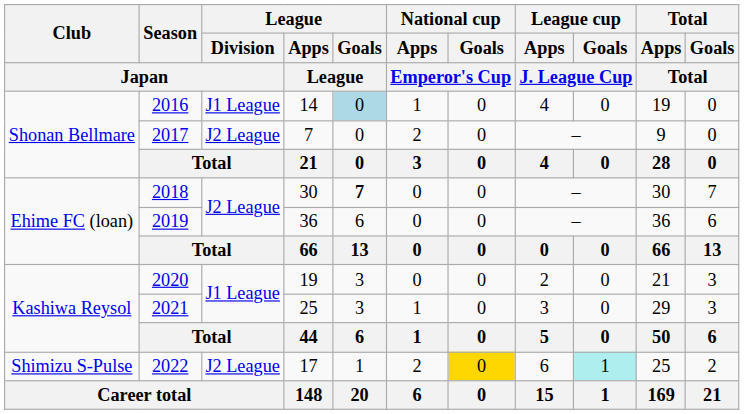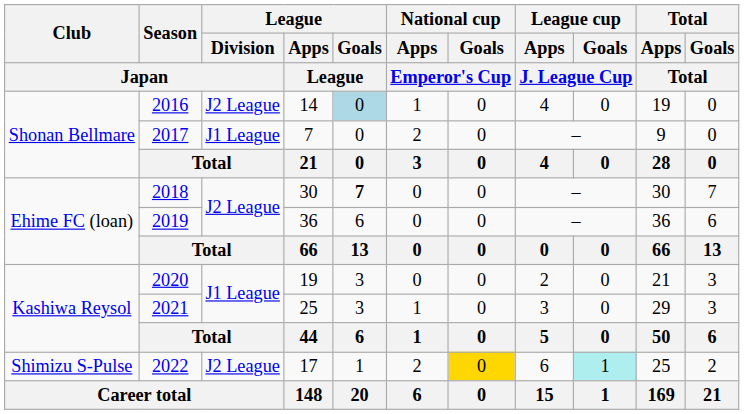(243, 105) J1 League -> (243, 105) J2 League
(243, 134) J2 League -> (243, 134) J1 League
